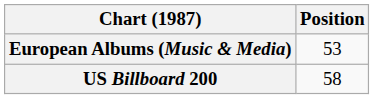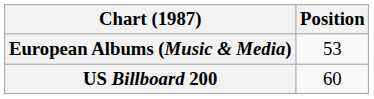(332, 78) 58 -> (332, 78) 60
